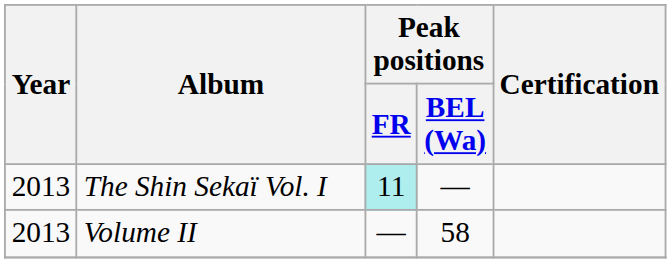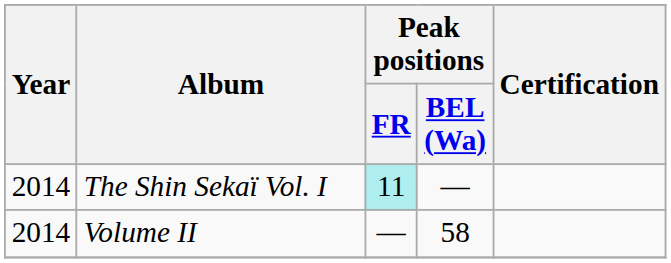(41, 186) 2013 -> (41, 186) 2014
(41, 232) 2013 -> (41, 232) 2014
